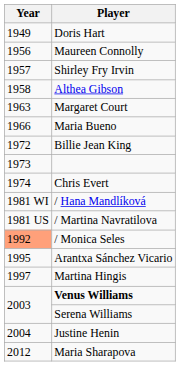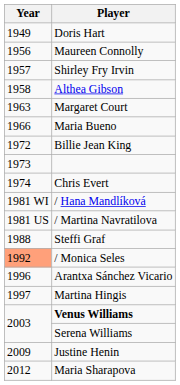+ row: (80, 239)
(19, 257) 1995 -> (19, 276) 1996
(19, 333) 2004 -> (19, 351) 2009
